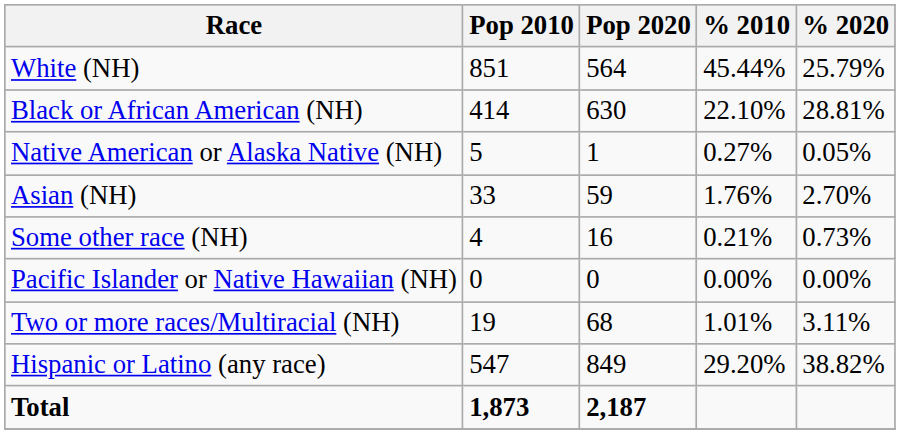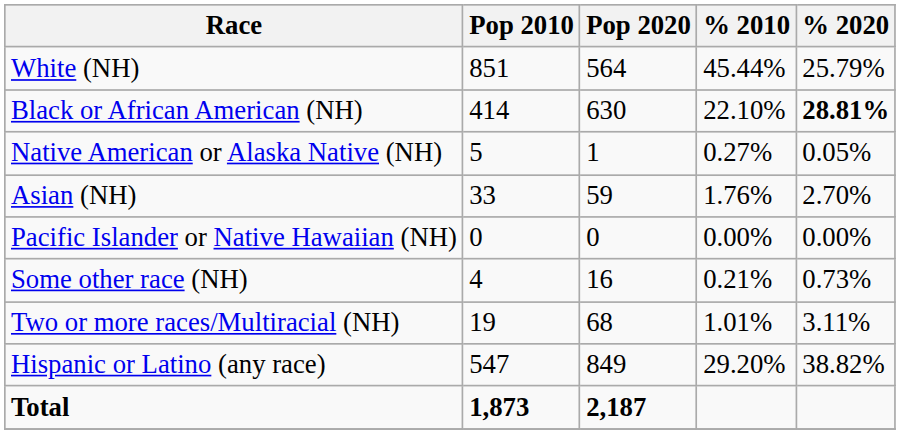(844, 110) normal -> (846, 110) bold
rows swapped: (234, 279) <-> (129, 237)
